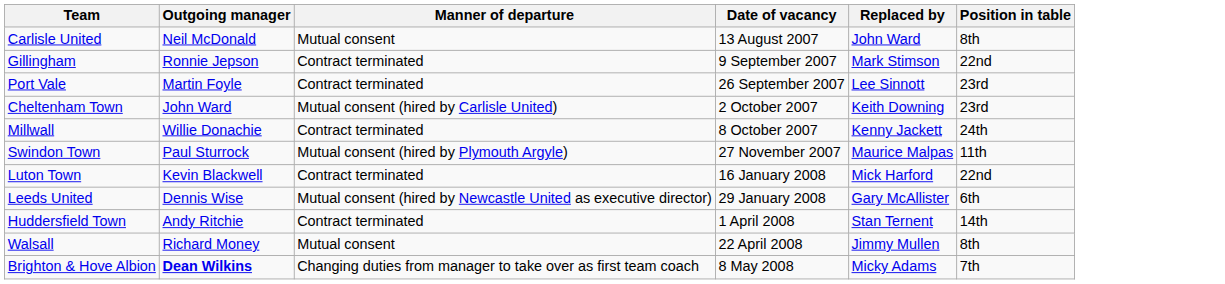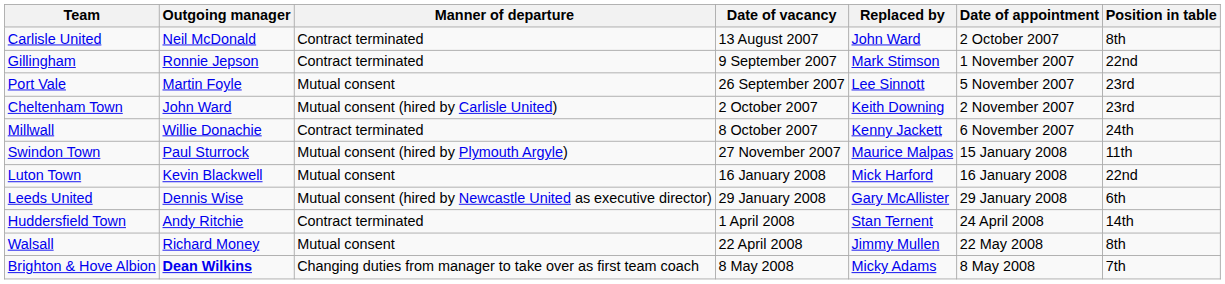+ column: (1029, 15)
(346, 38) Mutual consent -> (360, 38) Contract terminated
(360, 84) Contract terminated -> (346, 84) Mutual consent
(360, 175) Contract terminated -> (346, 175) Mutual consent
